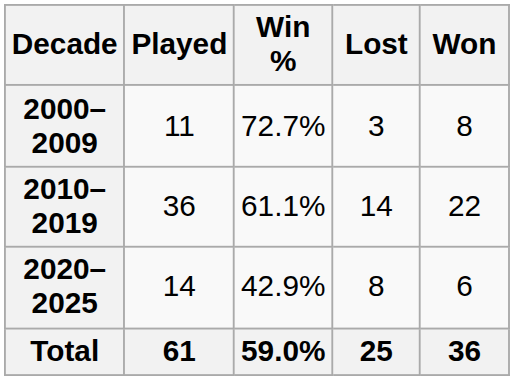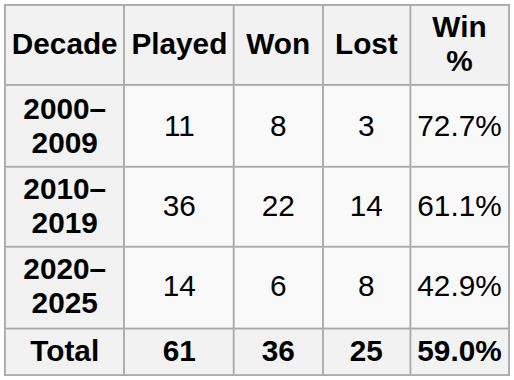columns swapped: (464, 44) <-> (283, 44)
